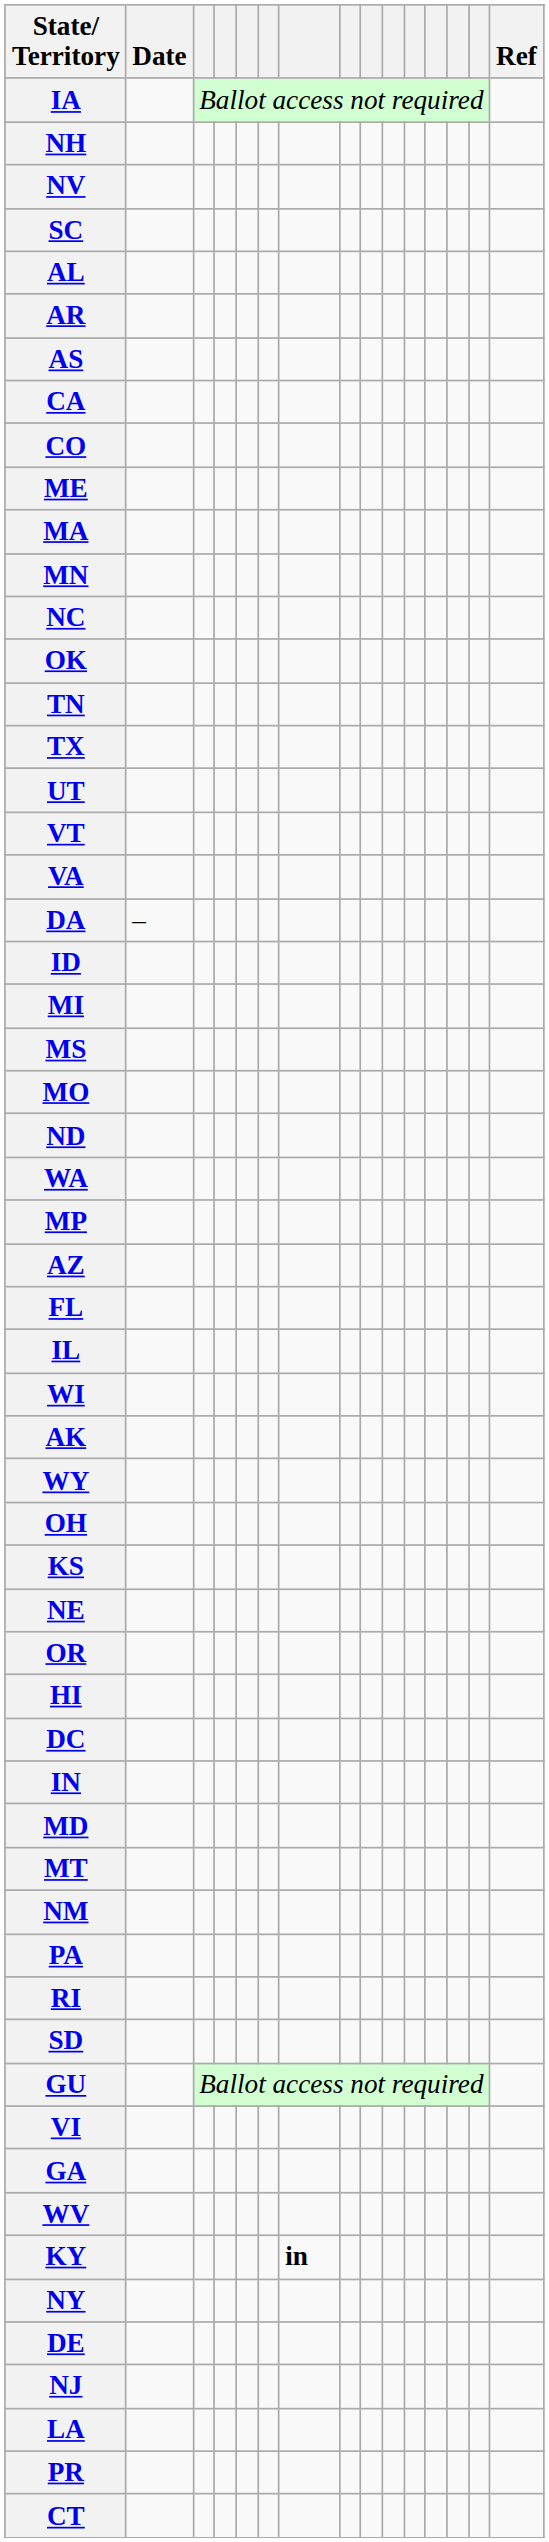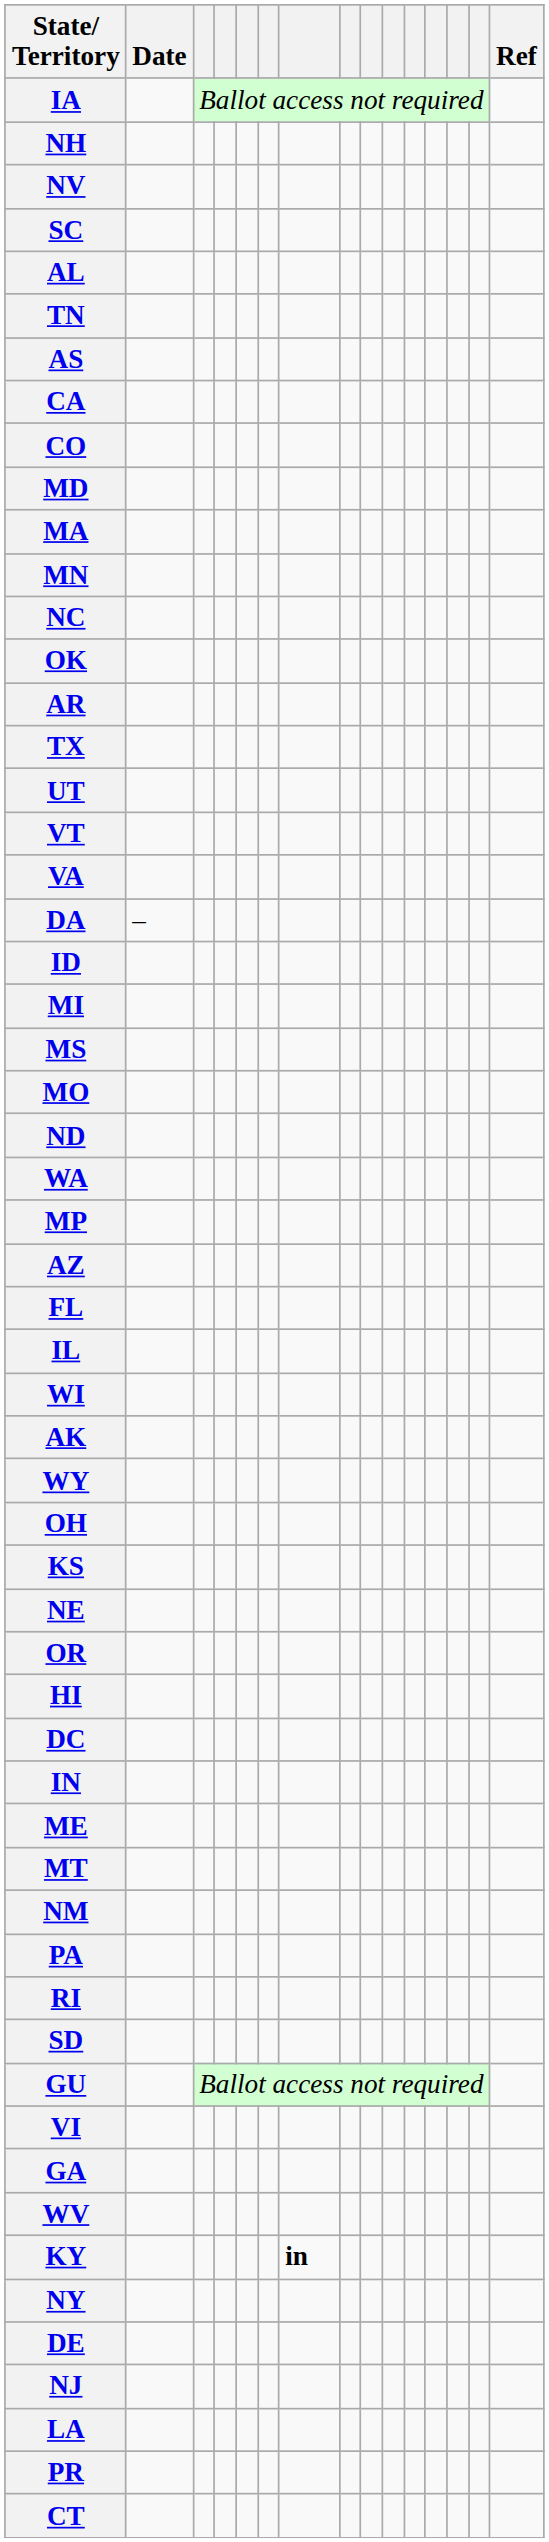rows swapped: (66, 315) <-> (66, 703)
rows swapped: (66, 488) <-> (66, 1825)
